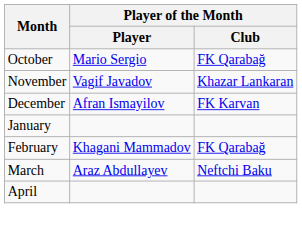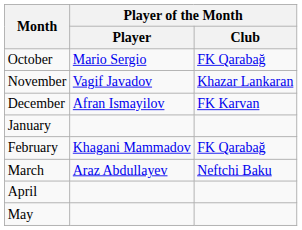+ row: (20, 214)
